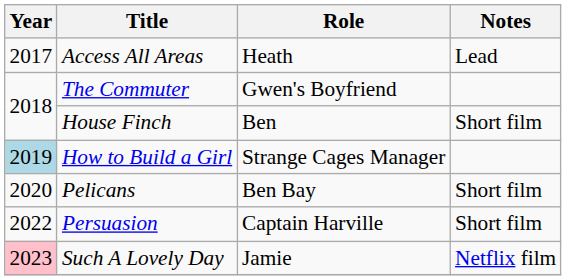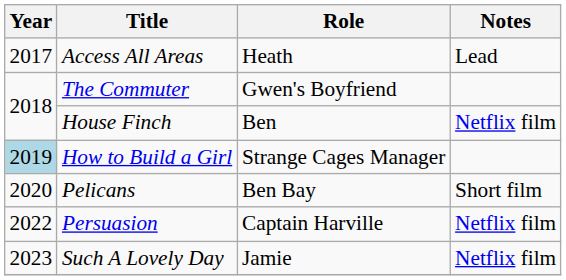(499, 122) Short film -> (506, 122) Netflix film
(499, 223) Short film -> (506, 223) Netflix film
(31, 257) pink background -> (31, 257) no background
